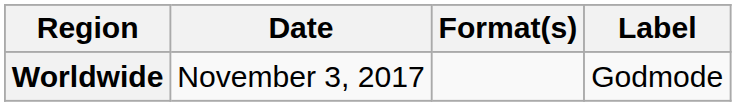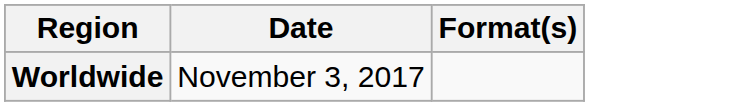- column: (657, 28)
